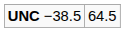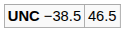(102, 16) 64.5 -> (102, 16) 46.5
